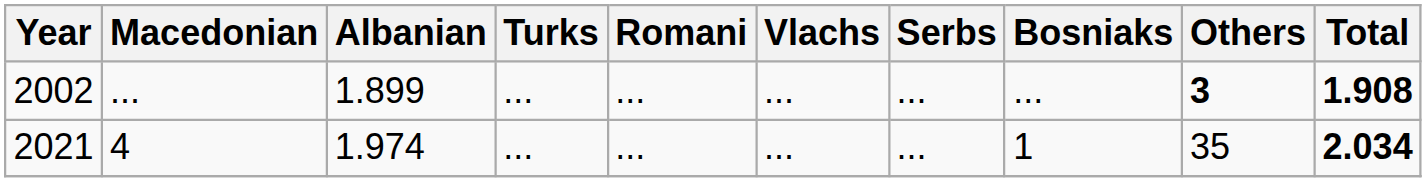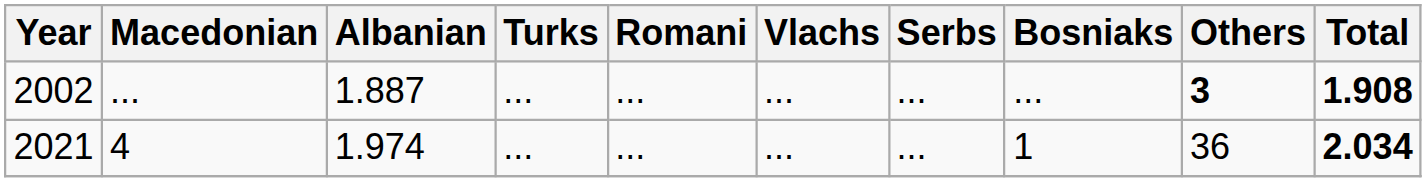(380, 90) 1.899 -> (380, 90) 1.887
(1210, 147) 35 -> (1210, 147) 36
